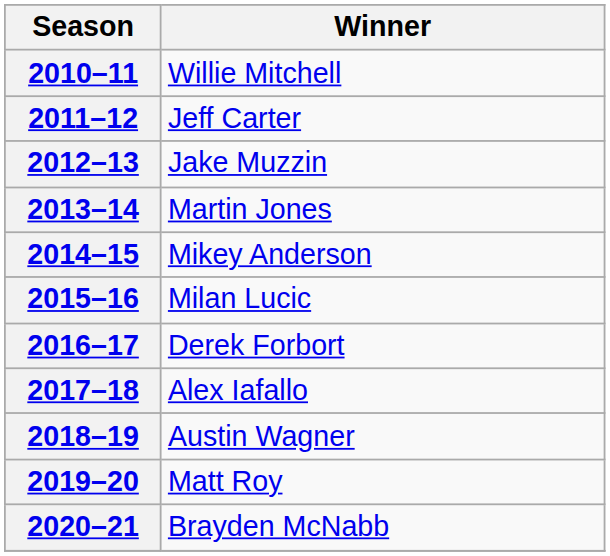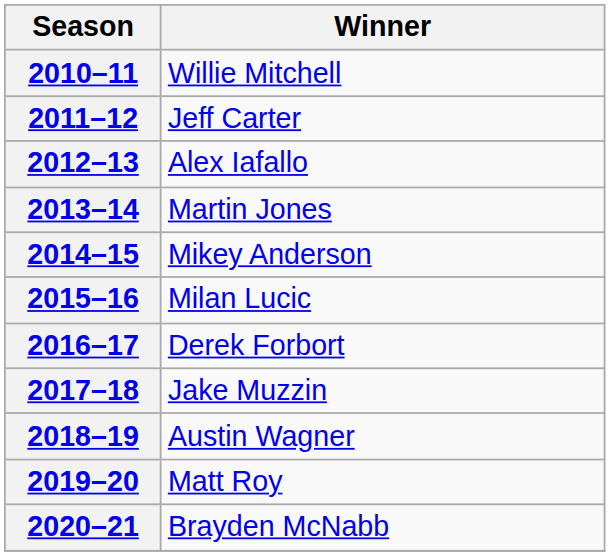(247, 163) Jake Muzzin -> (238, 163) Alex Iafallo
(238, 390) Alex Iafallo -> (247, 390) Jake Muzzin
